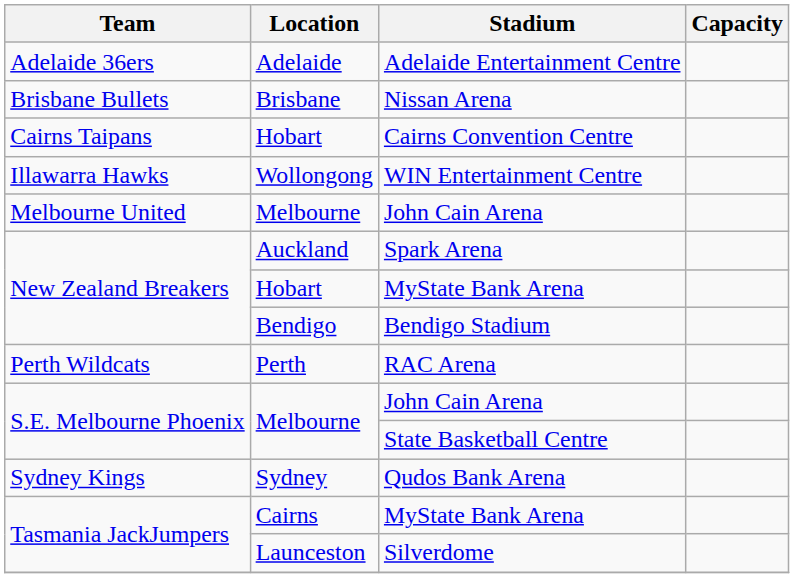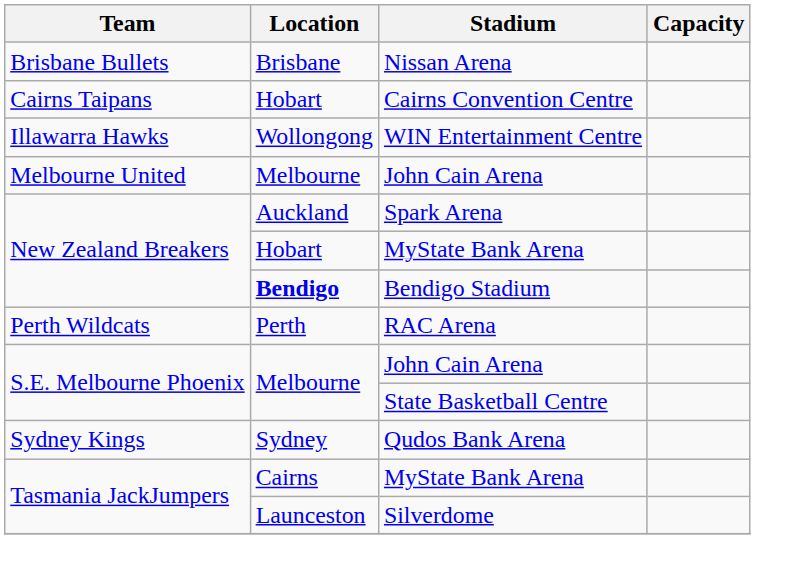- row: (82, 61)
(296, 325) normal -> (297, 288) bold
